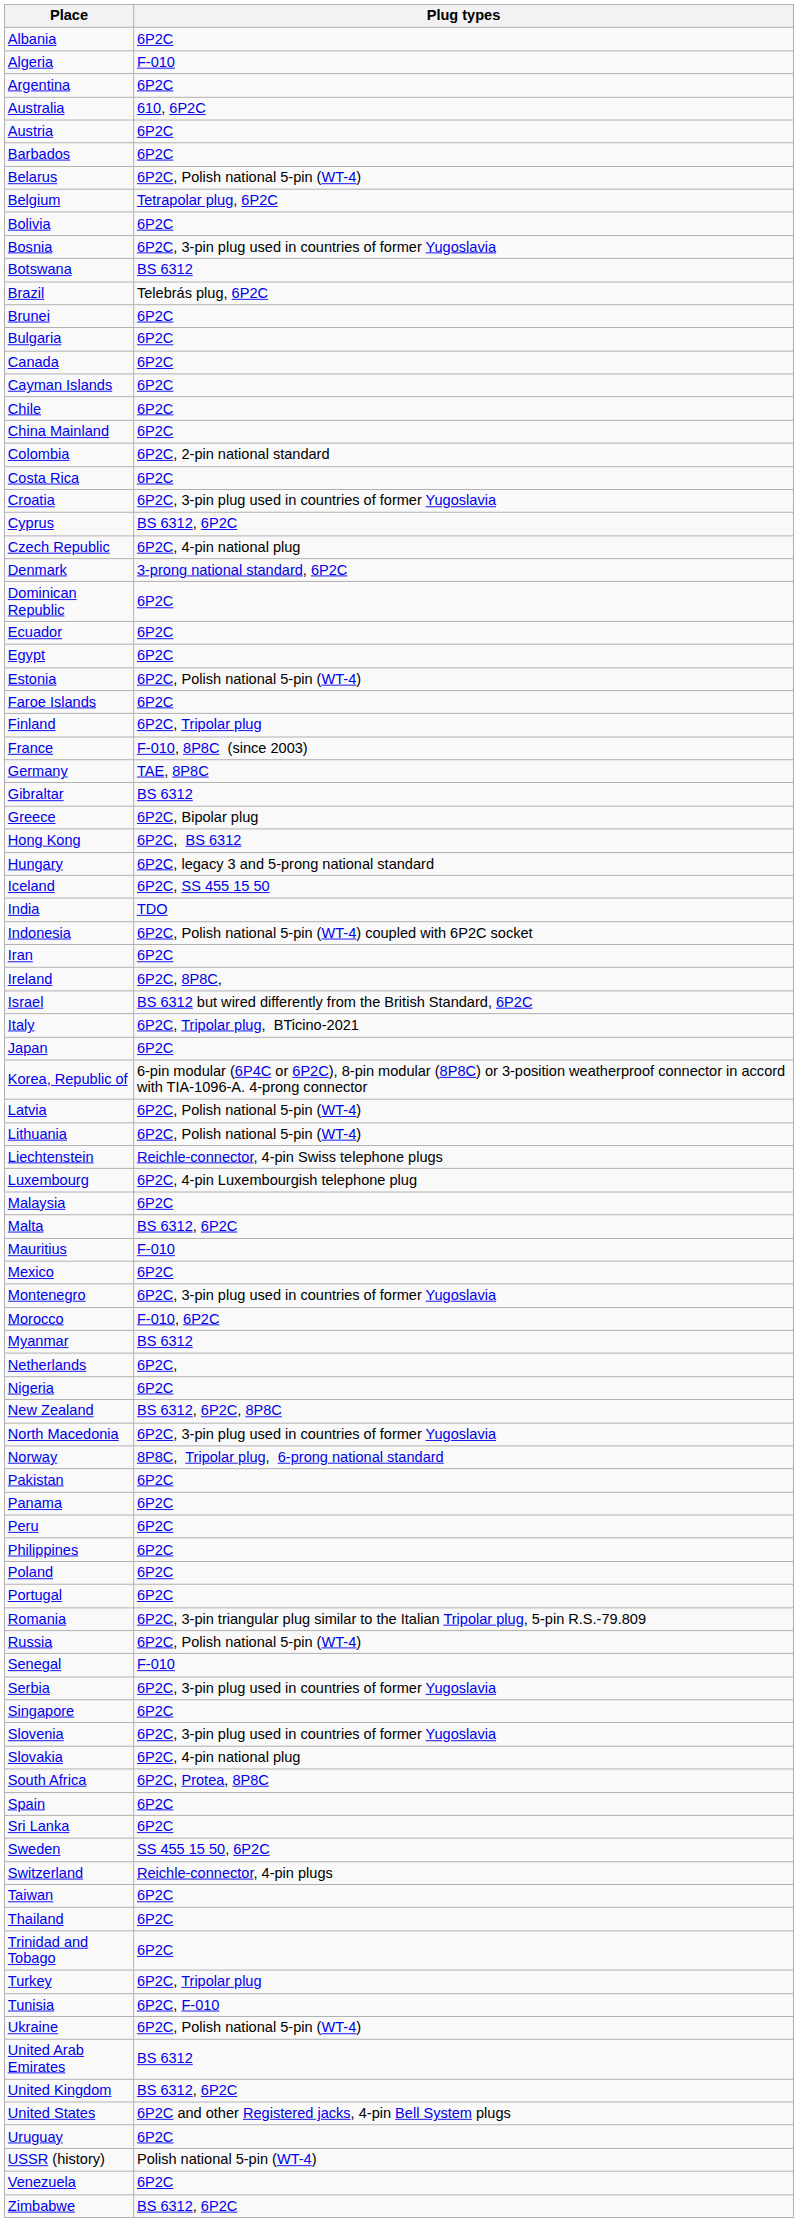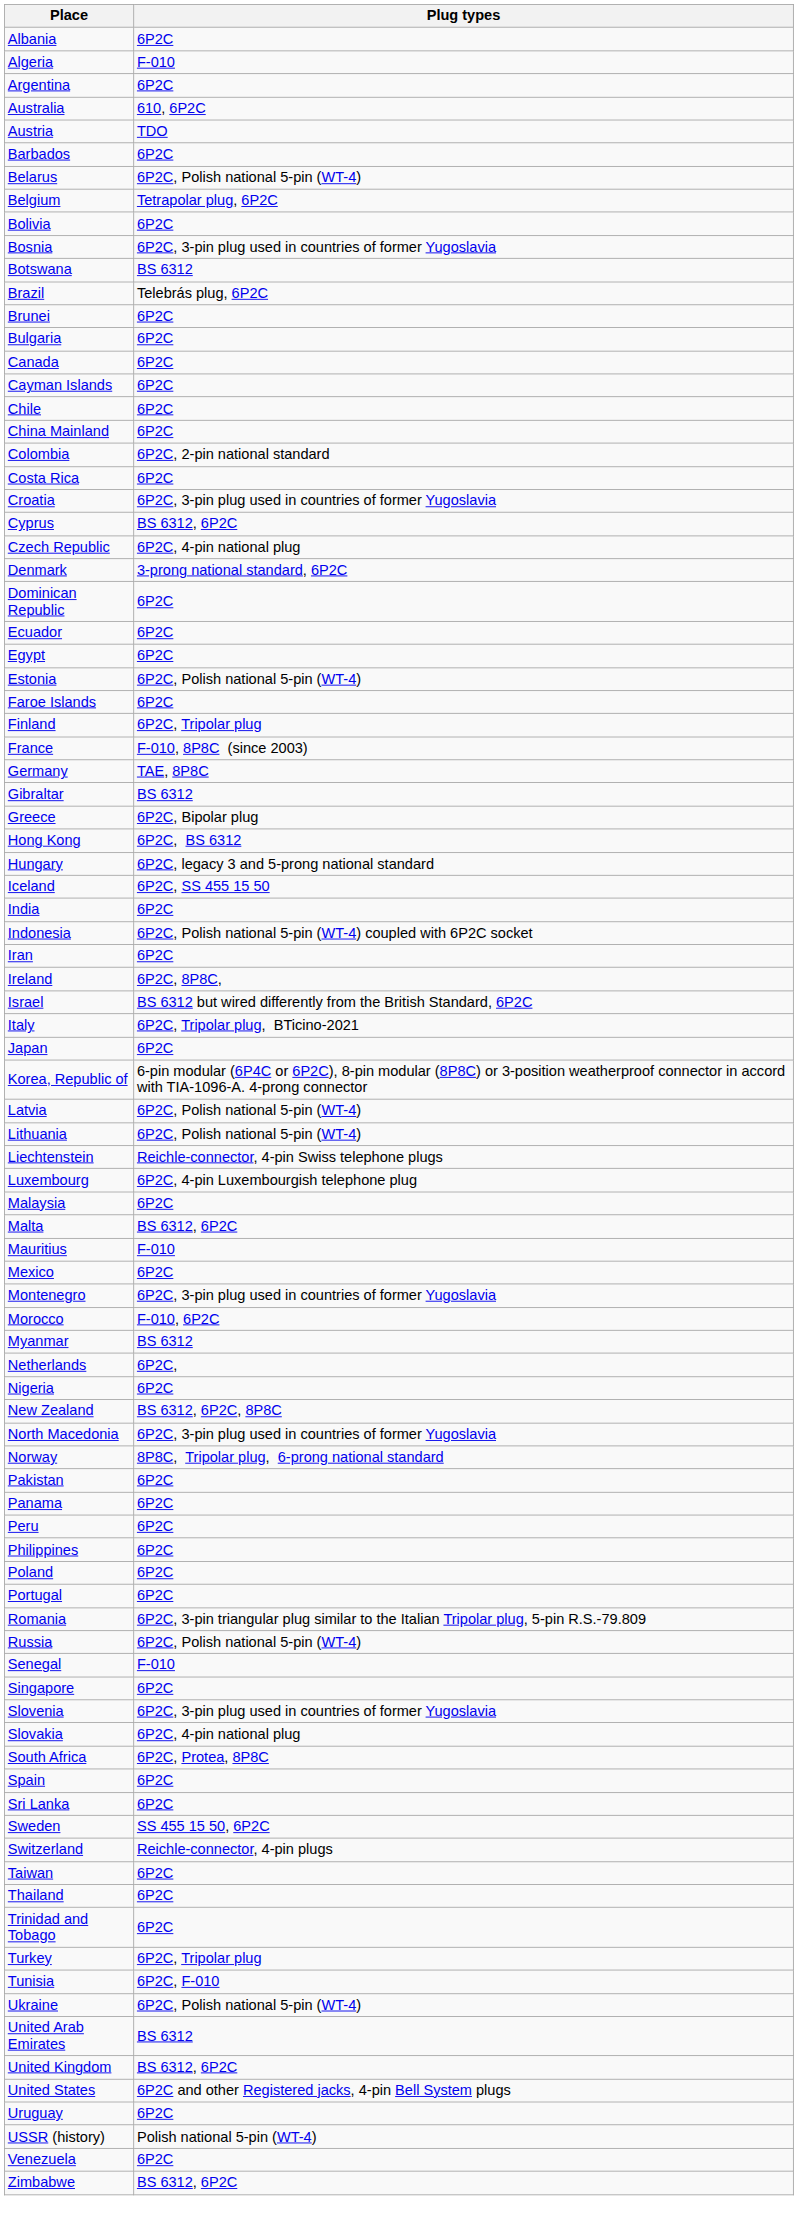(155, 131) 6P2C -> (152, 131) TDO
(152, 909) TDO -> (155, 909) 6P2C
- row: (29, 1688)
